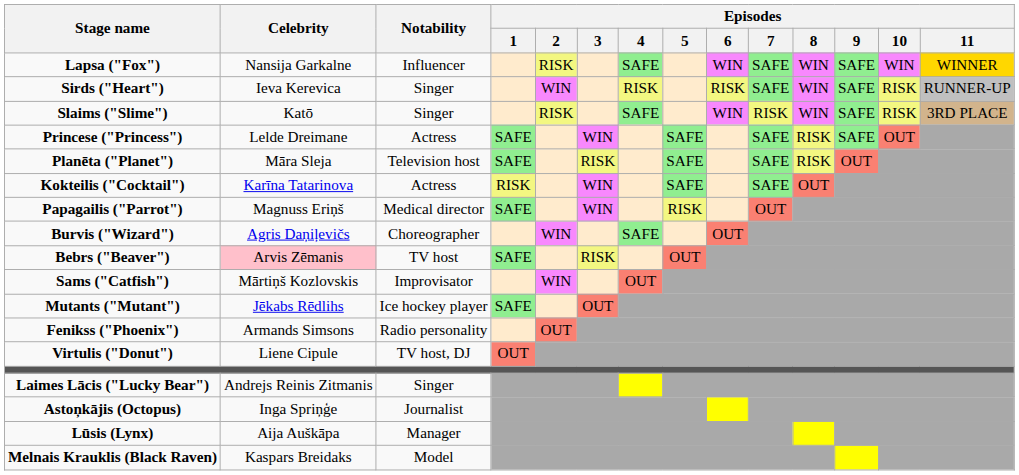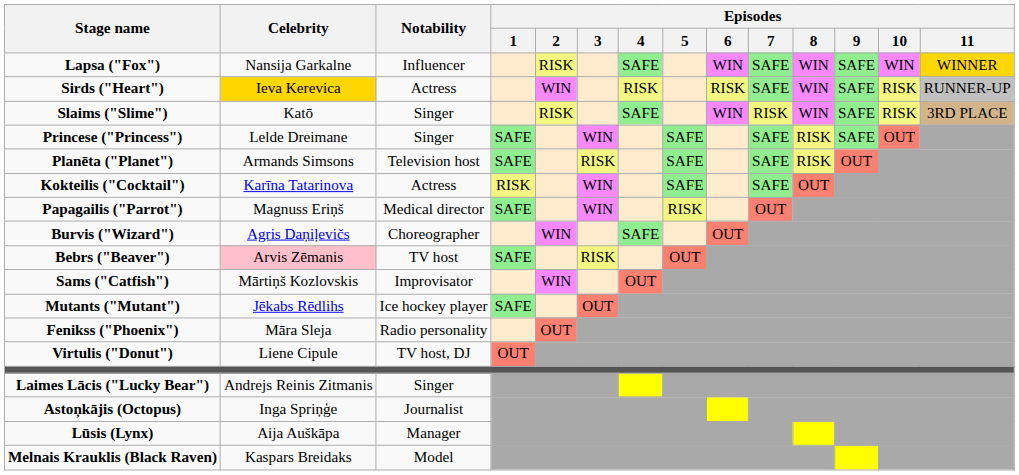(298, 88) no background -> (298, 88) gold background
(434, 88) Singer -> (434, 88) Actress
(434, 137) Actress -> (434, 137) Singer
(298, 161) Māra Sleja -> (298, 161) Armands Simsons
(298, 329) Armands Simsons -> (298, 329) Māra Sleja
